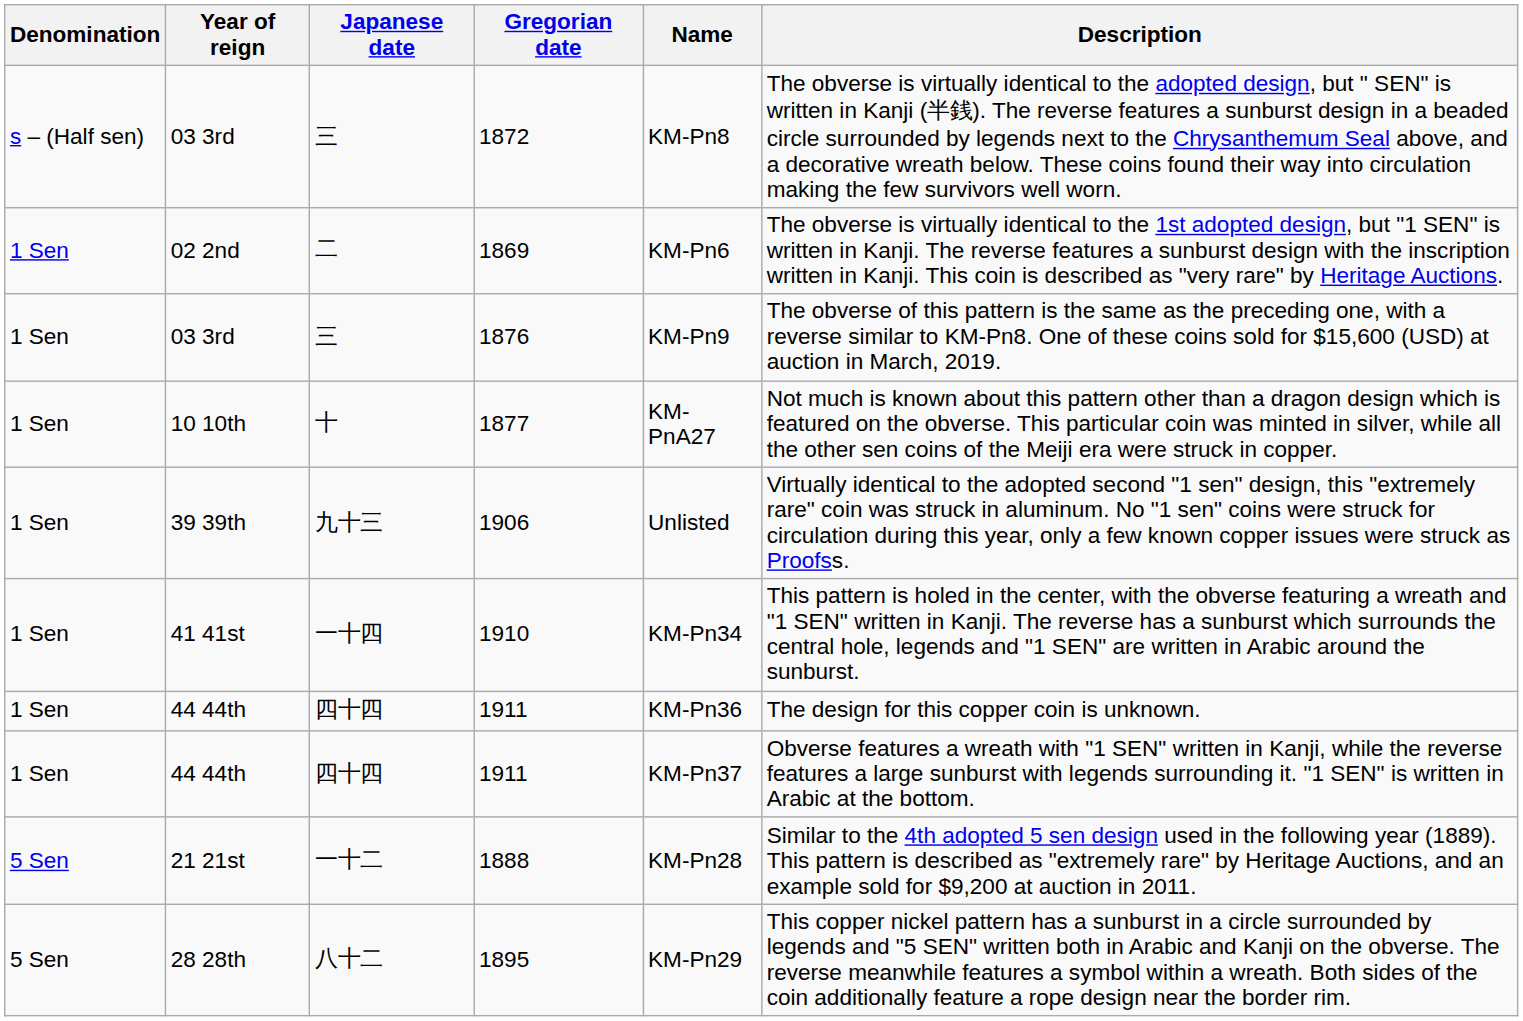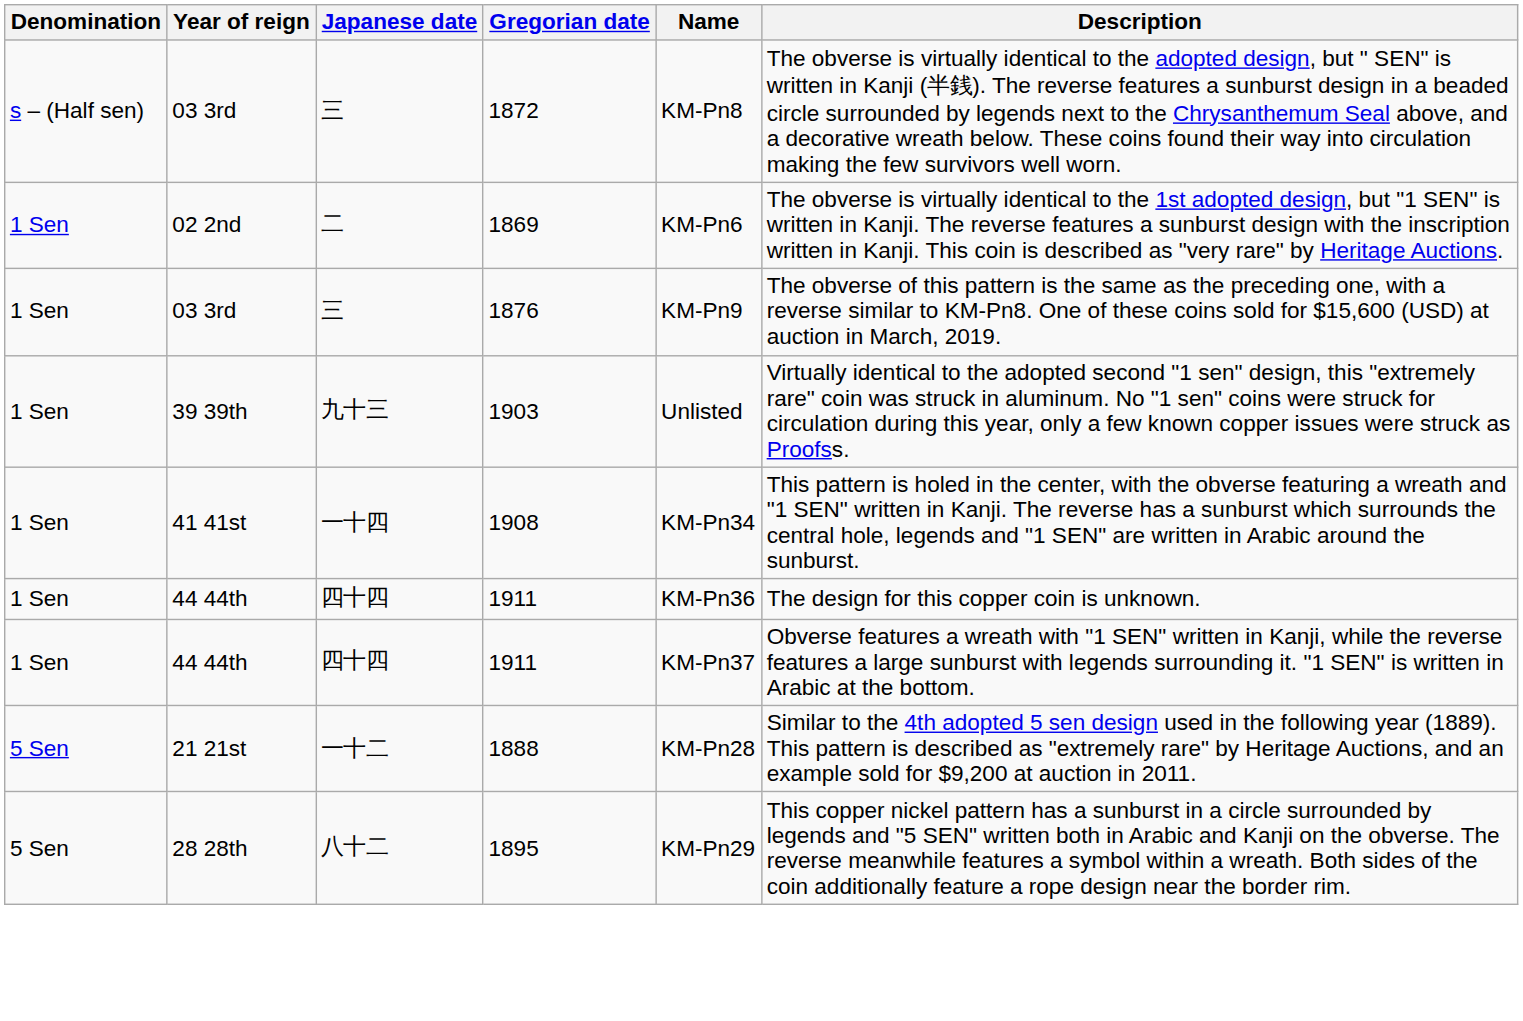- row: (39, 423)
(504, 522) 1906 -> (514, 410) 1903
(504, 634) 1910 -> (514, 522) 1908
